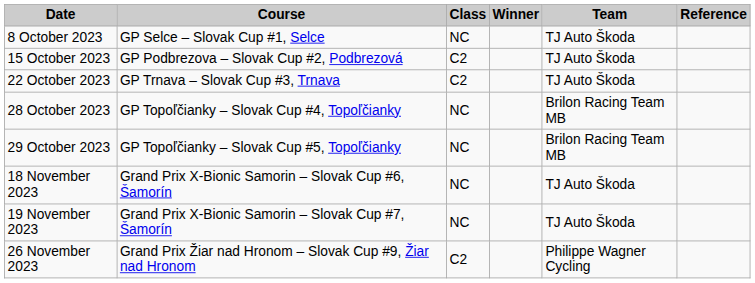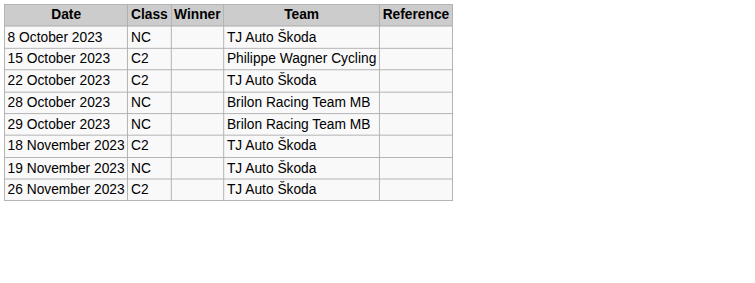- column: (281, 15)
(590, 59) TJ Auto Škoda -> (302, 59) Philippe Wagner Cycling
(459, 185) NC -> (140, 146) C2
(596, 259) Philippe Wagner Cycling -> (272, 189) TJ Auto Škoda
